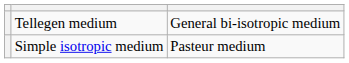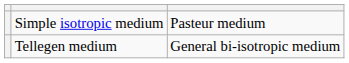rows swapped: (89, 46) <-> (66, 22)
